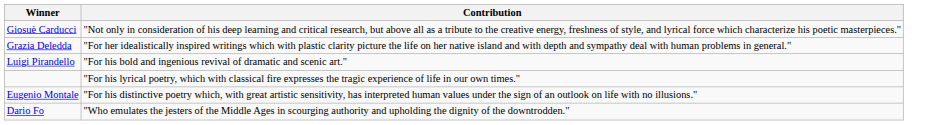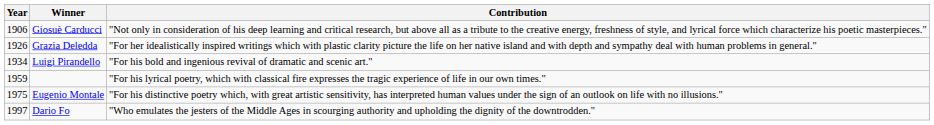+ column: (17, 12)
